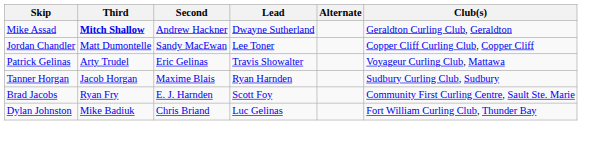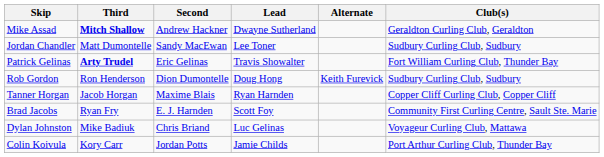(450, 45) Copper Cliff Curling Club, Copper Cliff -> (454, 45) Sudbury Curling Club, Sudbury
(104, 62) normal -> (106, 62) bold
(436, 62) Voyageur Curling Club, Mattawa -> (473, 62) Fort William Curling Club, Thunder Bay
+ row: (33, 78)
(433, 78) Sudbury Curling Club, Sudbury -> (472, 95) Copper Cliff Curling Club, Copper Cliff
(451, 111) Fort William Curling Club, Thunder Bay -> (457, 128) Voyageur Curling Club, Mattawa
+ row: (36, 144)
